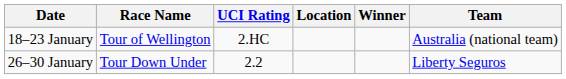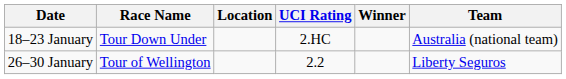columns swapped: (324, 16) <-> (254, 16)
(155, 39) Tour of Wellington -> (153, 39) Tour Down Under
(153, 62) Tour Down Under -> (155, 62) Tour of Wellington
